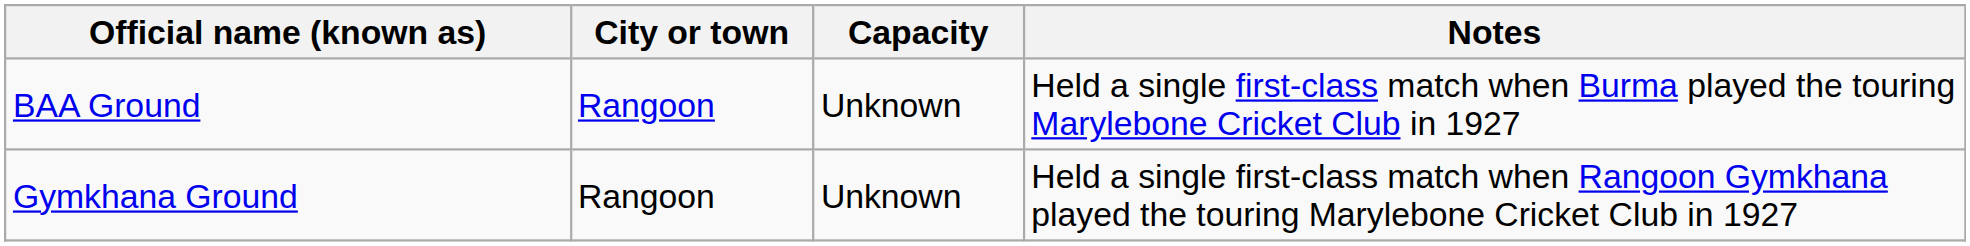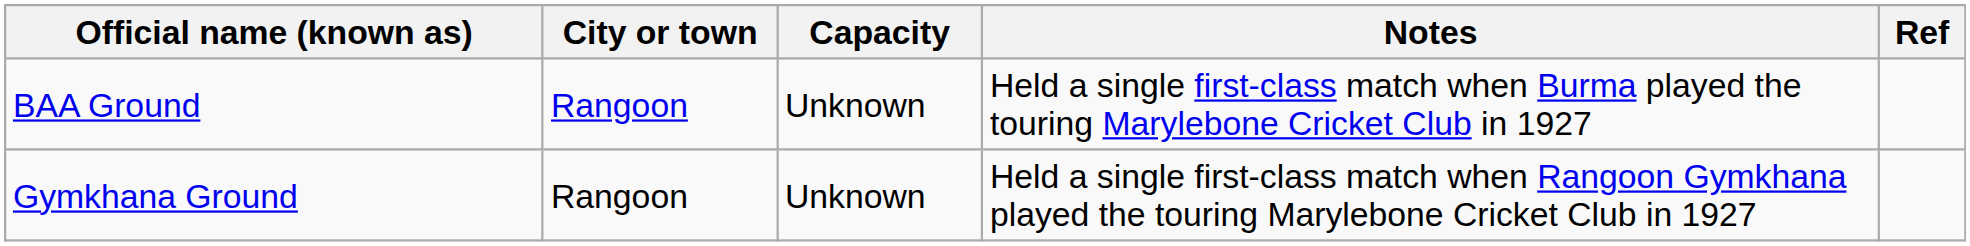+ column: (1922, 32)
